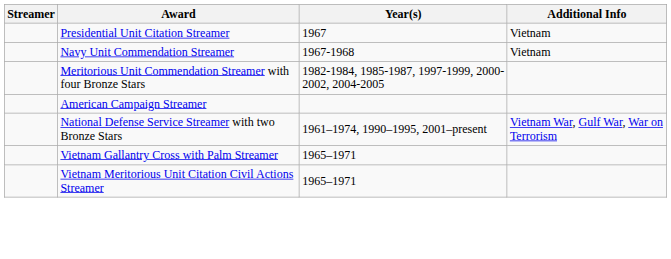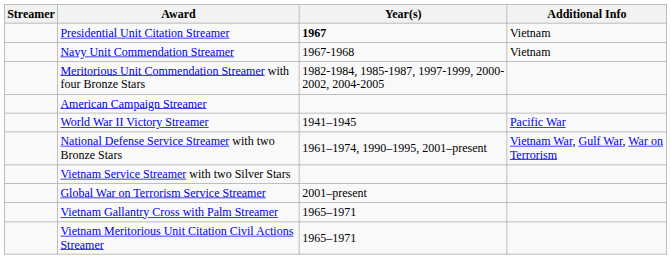(314, 33) normal -> (314, 33) bold
+ row: (135, 122)
+ row: (175, 174)
+ row: (163, 193)
